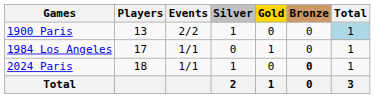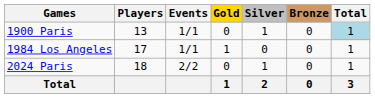columns swapped: (271, 13) <-> (233, 13)
(188, 31) 2/2 -> (188, 31) 1/1
(188, 67) 1/1 -> (188, 67) 2/2
(309, 67) bold -> (309, 67) normal
